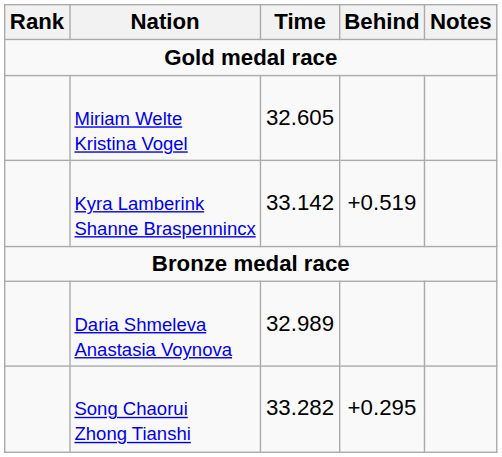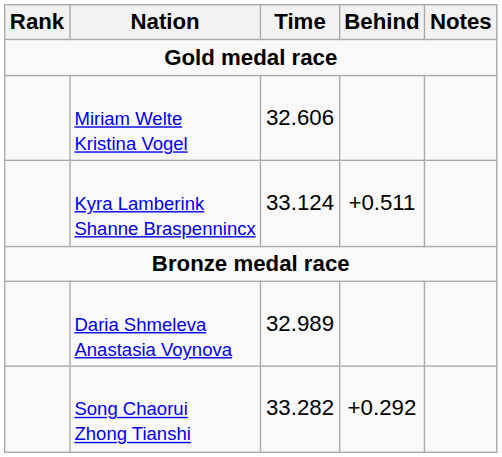(300, 117) 32.605 -> (300, 117) 32.606
(300, 203) 33.142 -> (300, 203) 33.124
(382, 203) +0.519 -> (382, 203) +0.511
(382, 408) +0.295 -> (382, 408) +0.292
